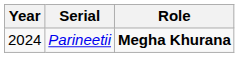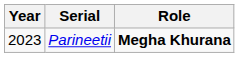(25, 40) 2024 -> (25, 40) 2023
